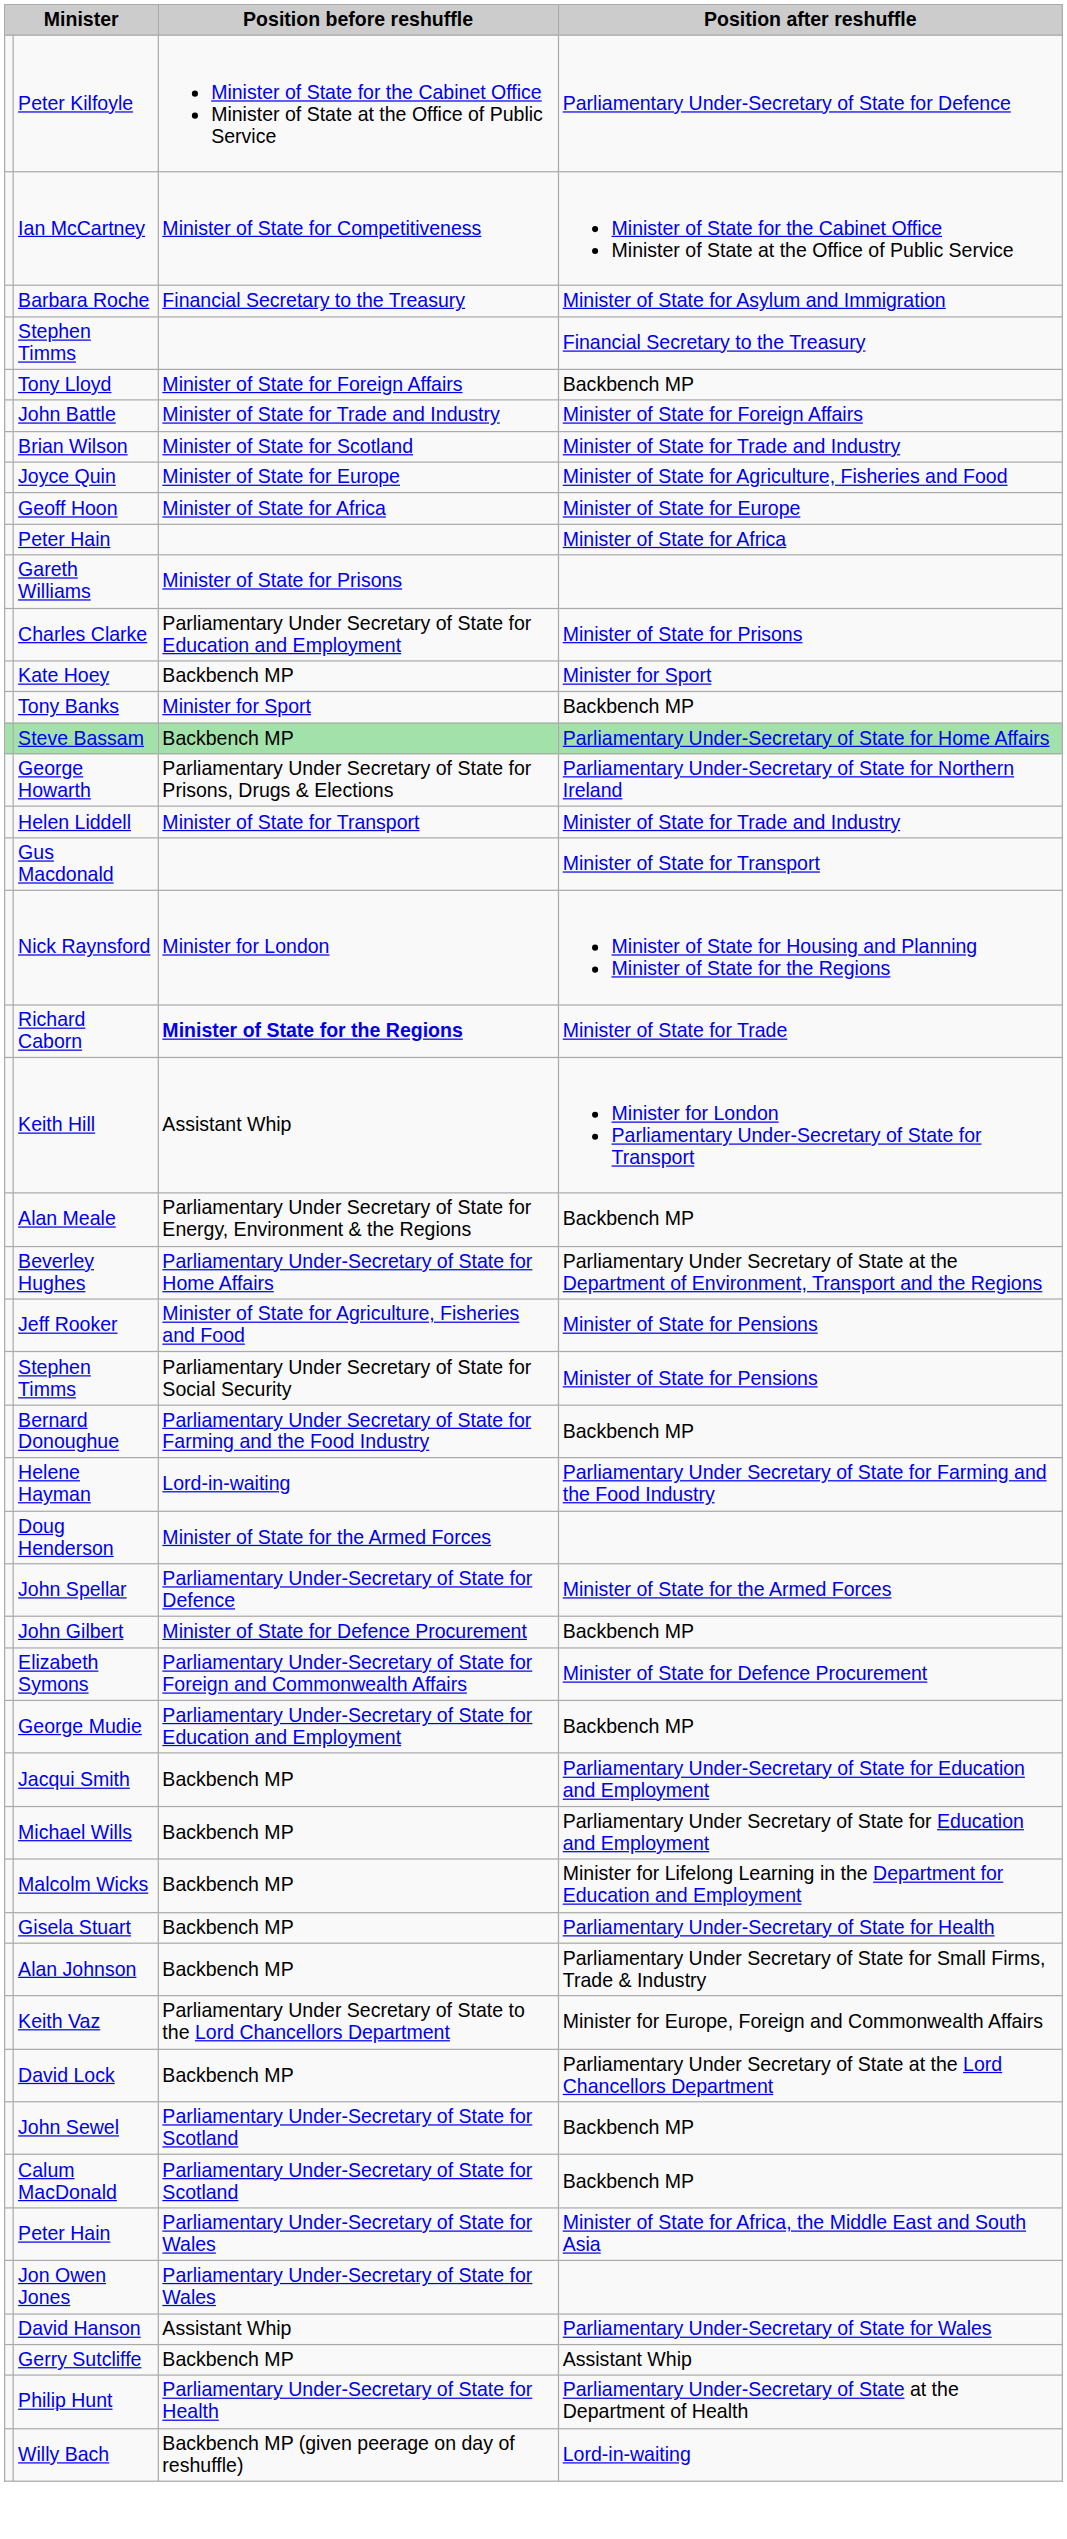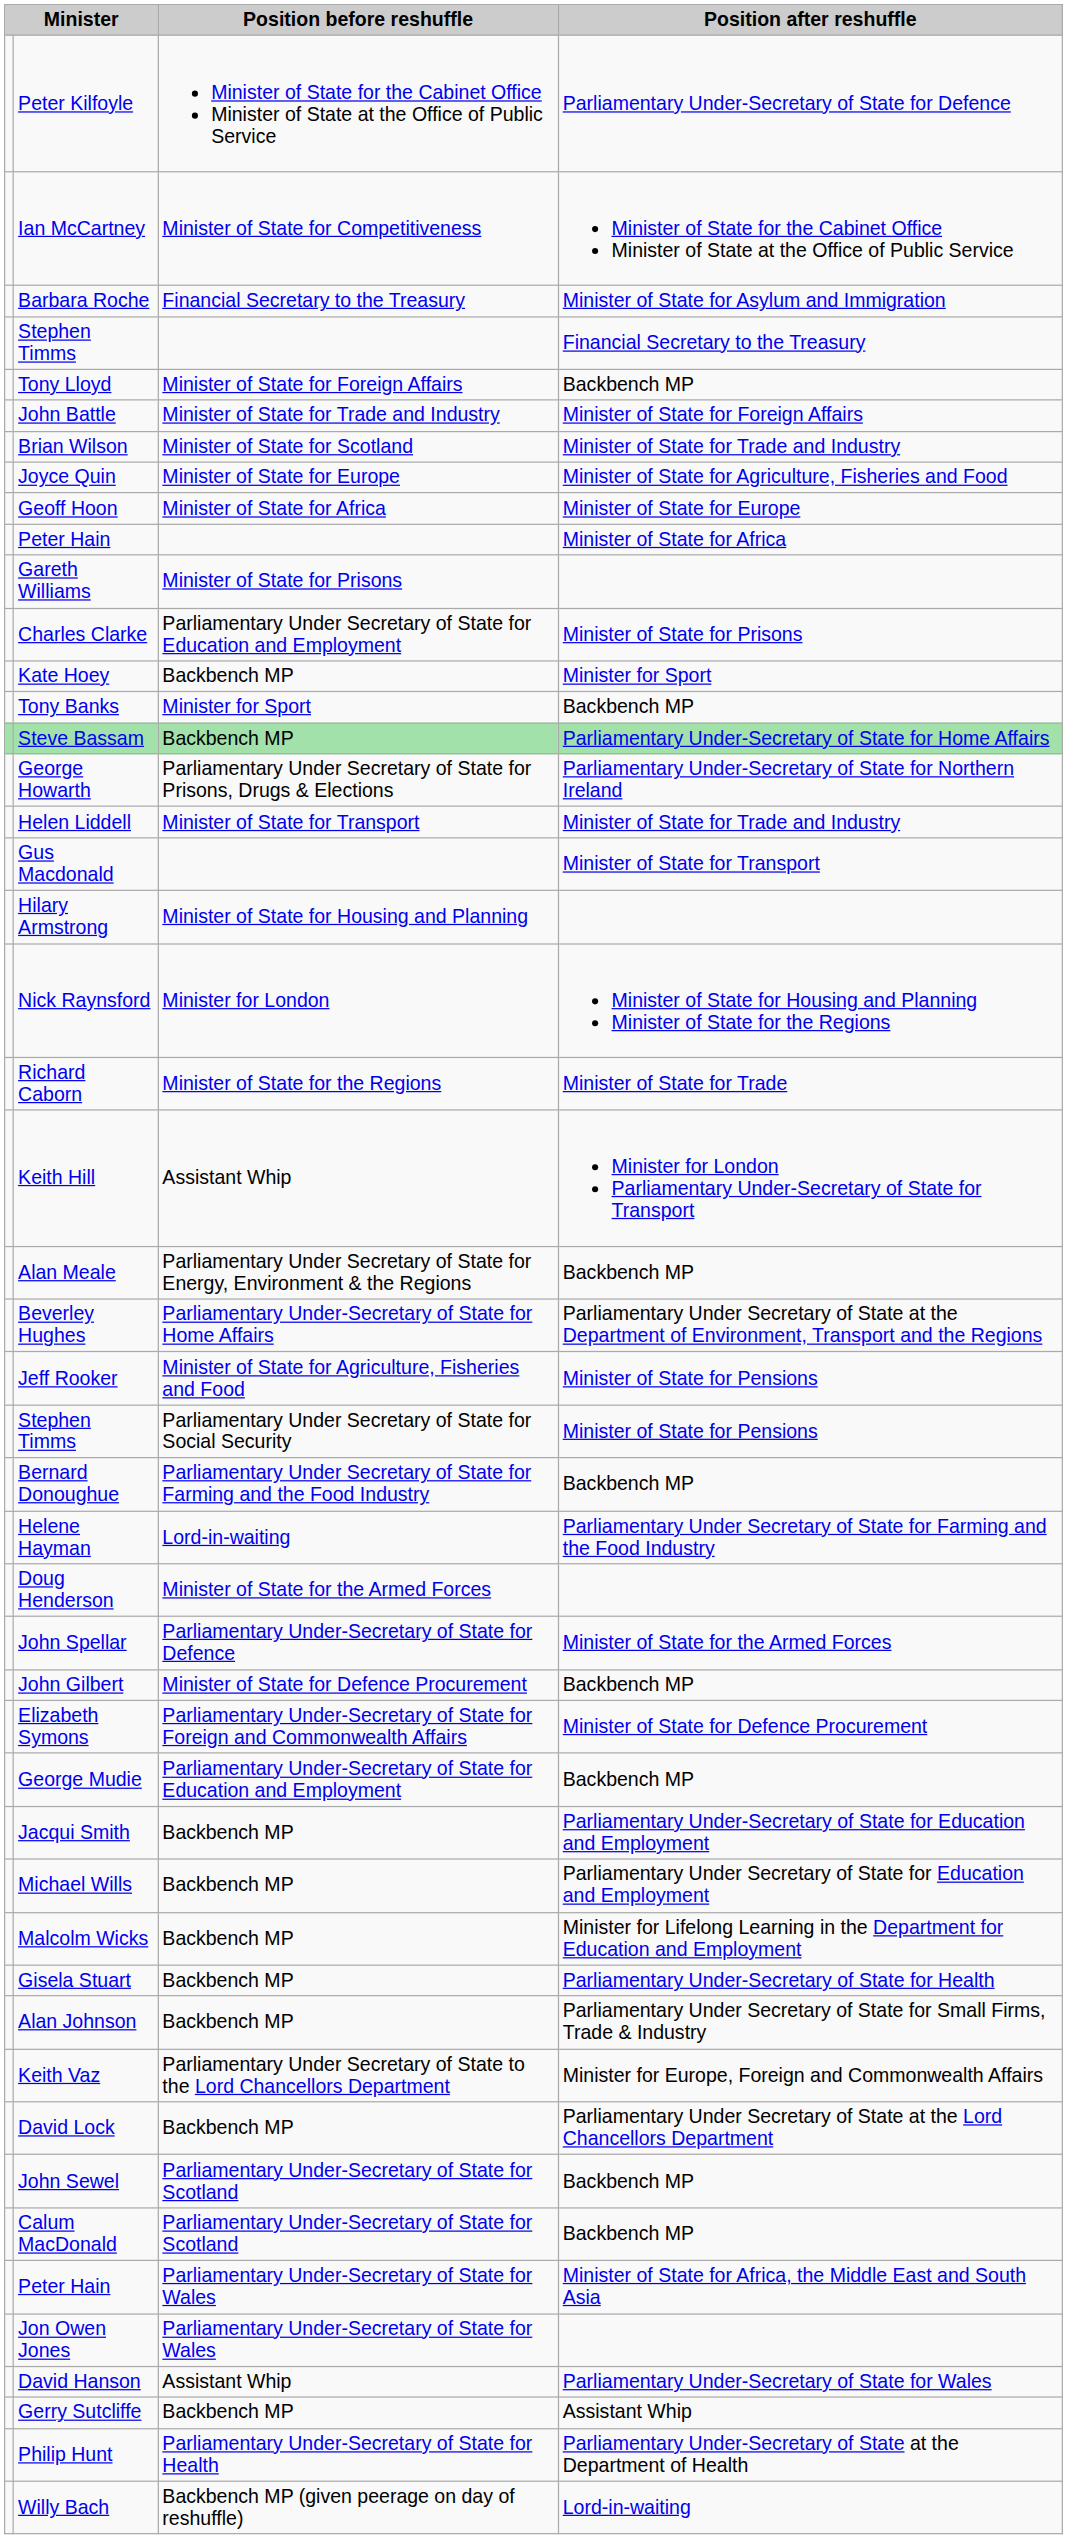+ row: (63, 916)
(313, 1030) bold -> (302, 1083) normal
